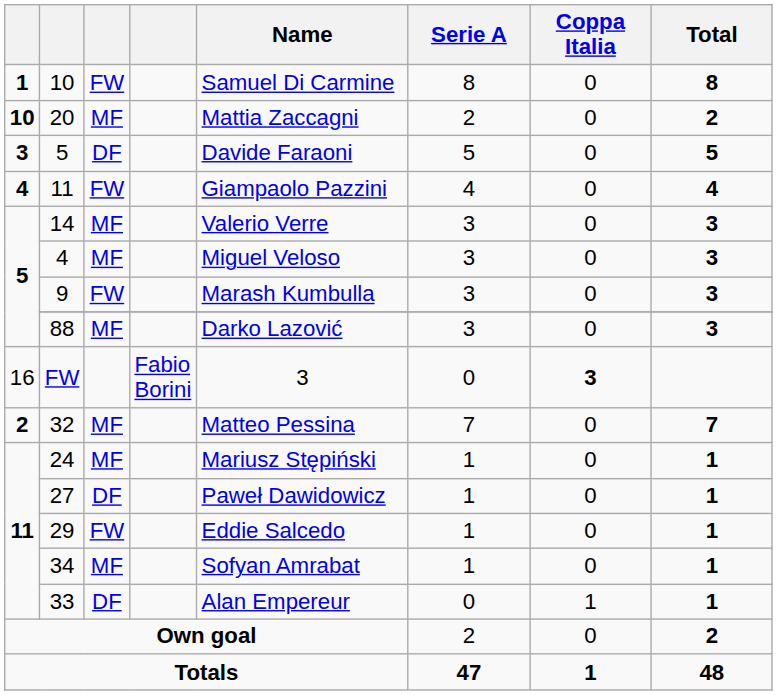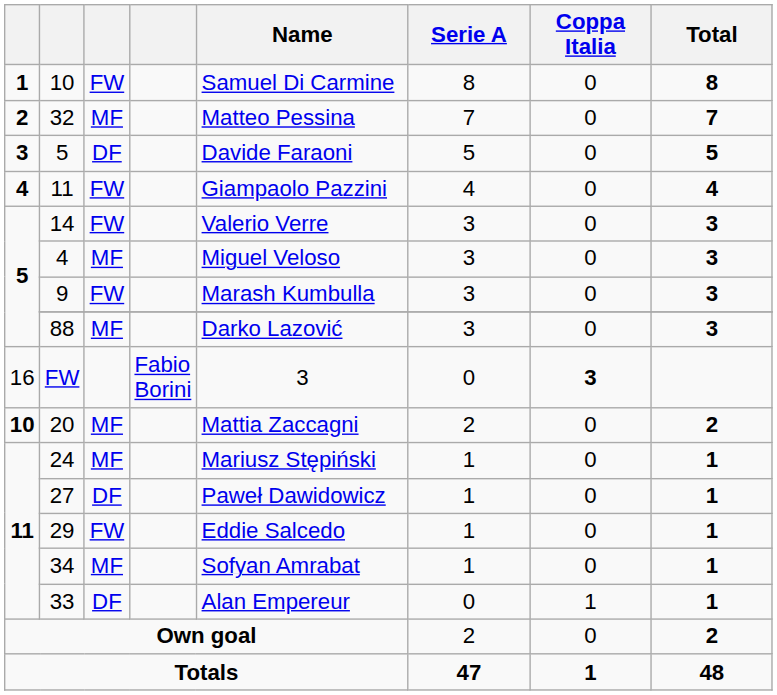rows swapped: (62, 424) <-> (62, 117)
(107, 223) MF -> (107, 223) FW
